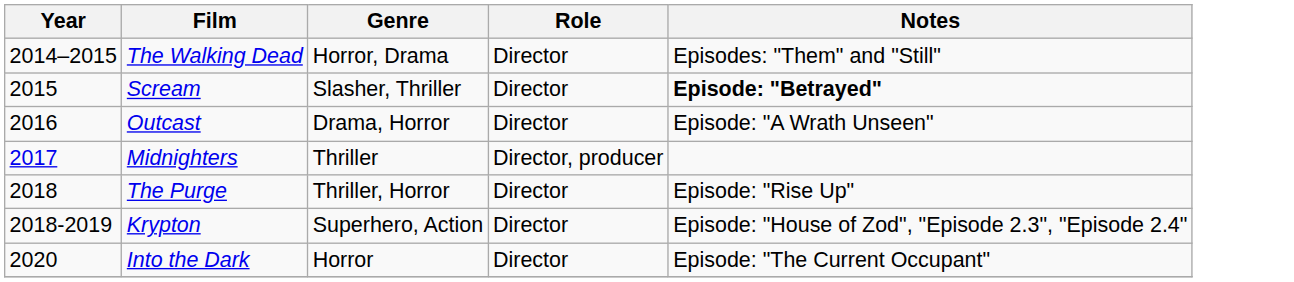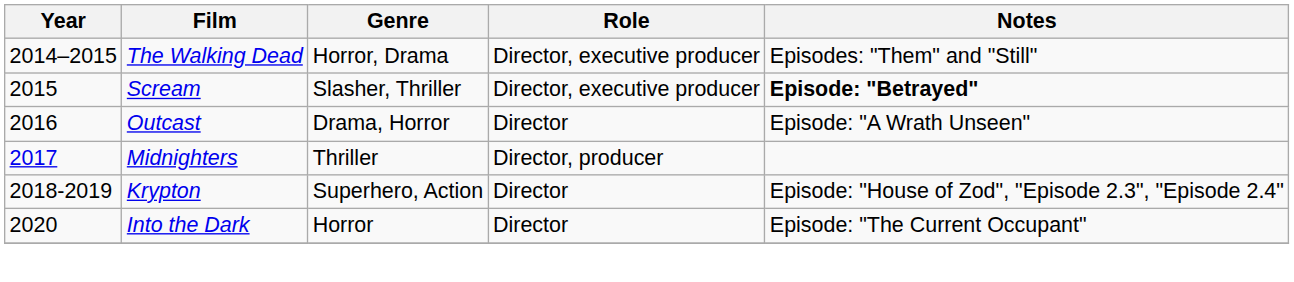(531, 55) Director -> (626, 55) Director, executive producer
(531, 89) Director -> (626, 89) Director, executive producer
- row: (177, 191)
